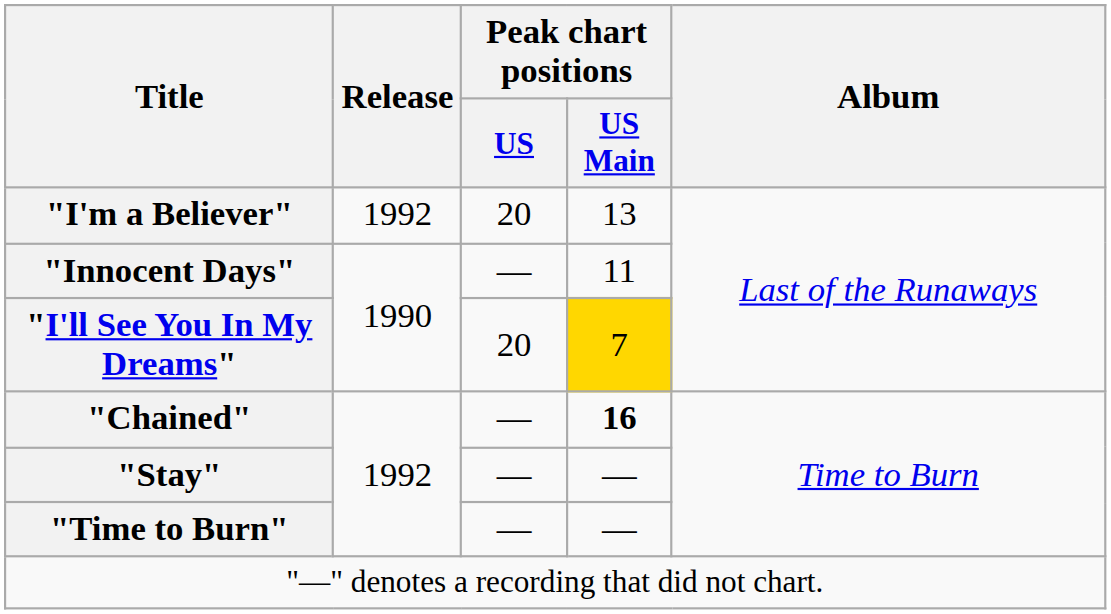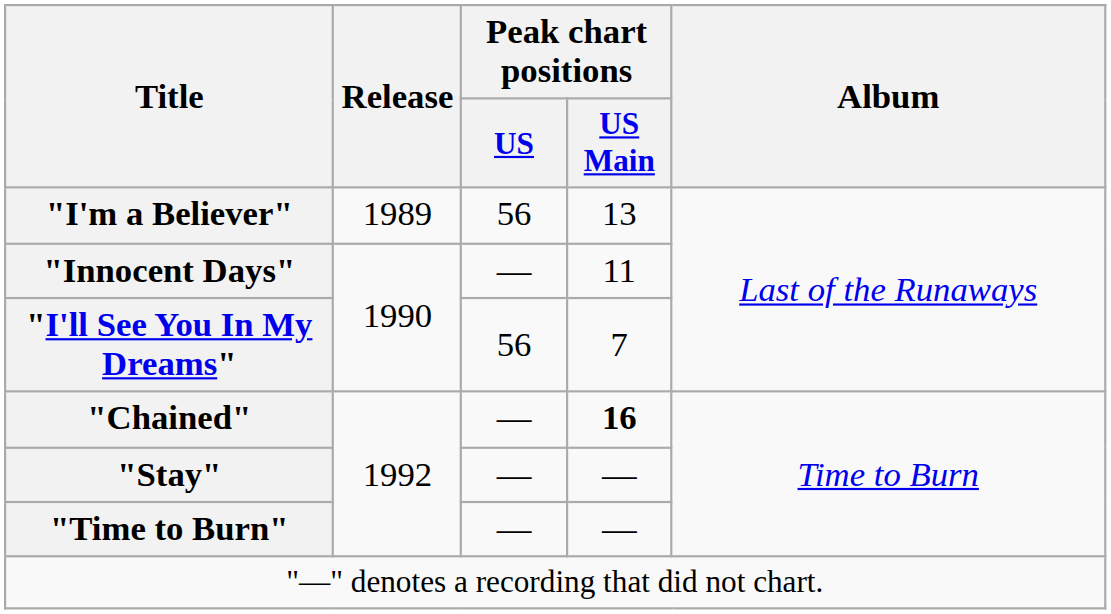(397, 214) 1992 -> (397, 214) 1989
(514, 214) 20 -> (514, 214) 56
(514, 344) 20 -> (514, 344) 56
(619, 344) gold background -> (619, 344) no background
